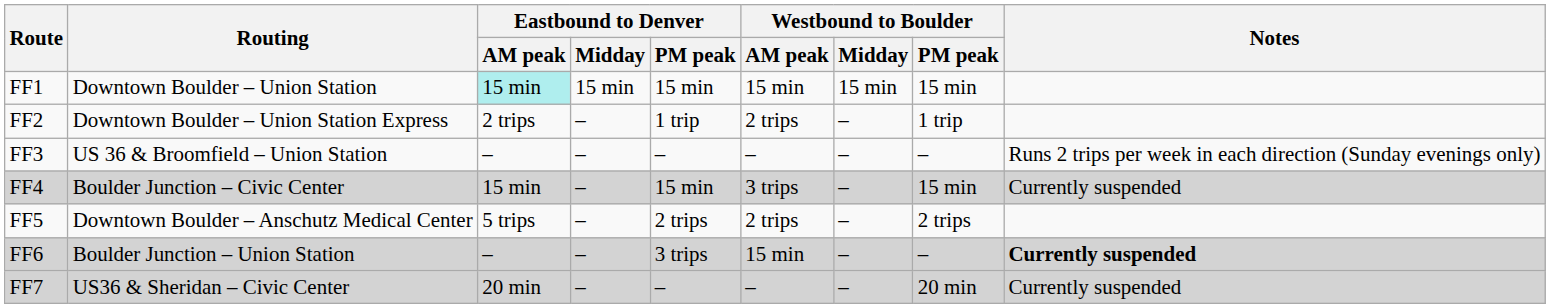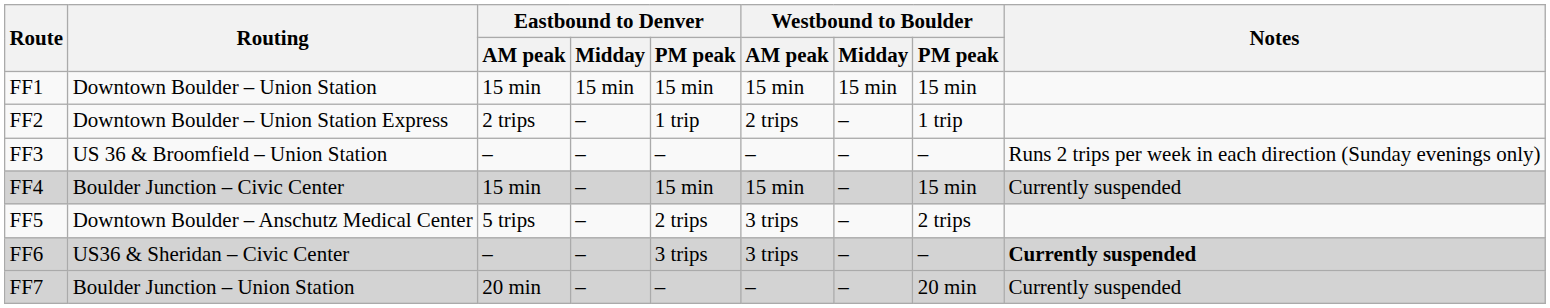(512, 87) paleturquoise background -> (512, 87) no background
(772, 187) 3 trips -> (775, 187) 15 min
(772, 220) 2 trips -> (772, 220) 3 trips
(214, 253) Boulder Junction – Union Station -> (211, 253) US36 & Sheridan – Civic Center
(775, 253) 15 min -> (772, 253) 3 trips
(211, 287) US36 & Sheridan – Civic Center -> (214, 287) Boulder Junction – Union Station
